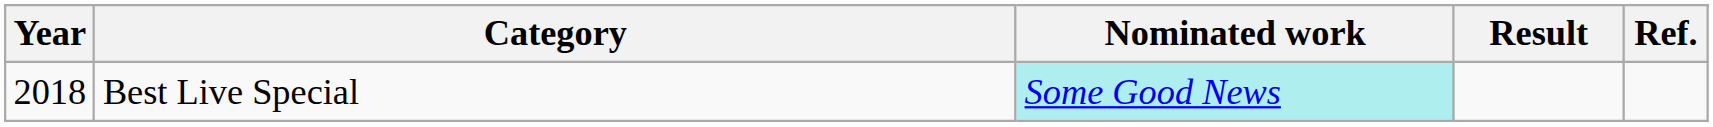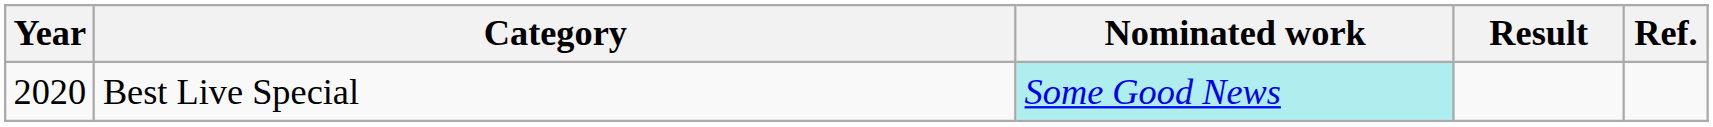(50, 90) 2018 -> (50, 90) 2020
